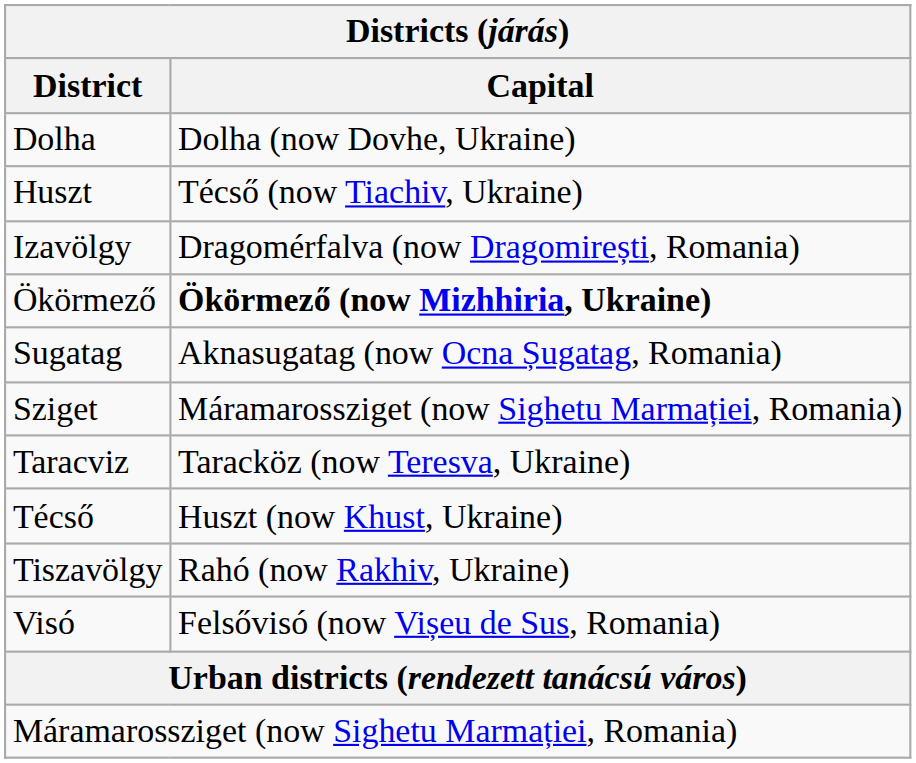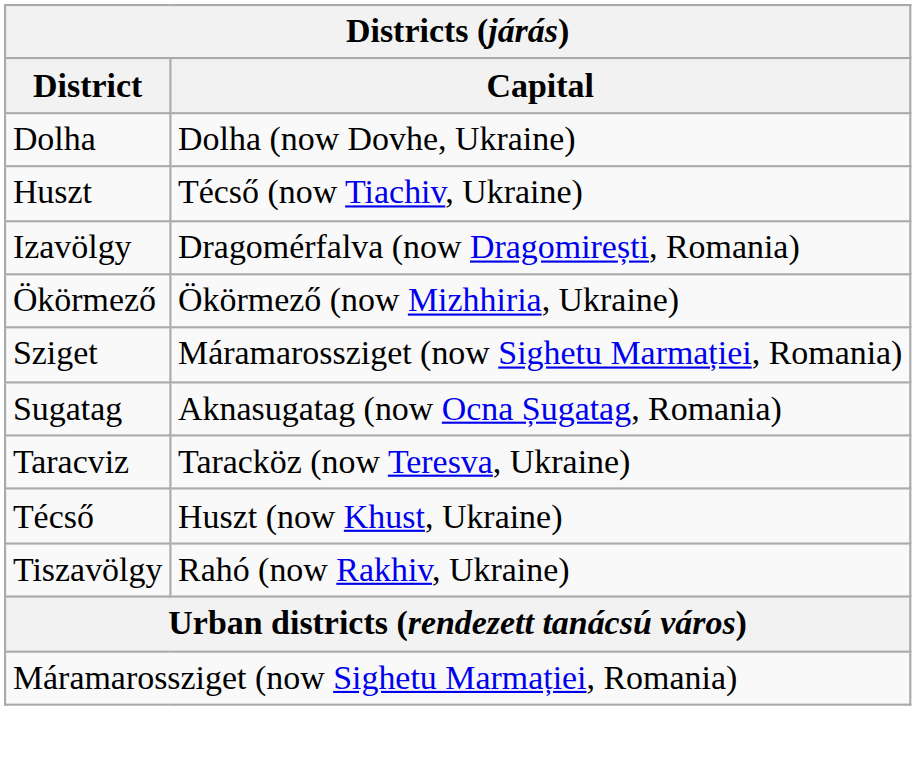(445, 300) bold -> (429, 300) normal
rows swapped: (68, 354) <-> (55, 407)
- row: (44, 623)
